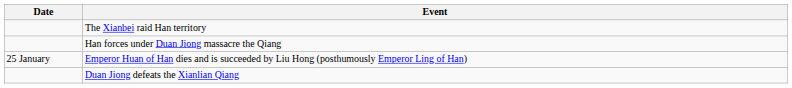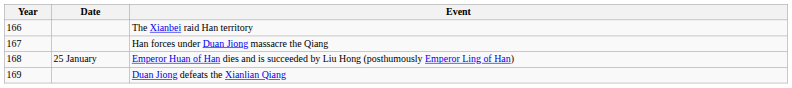+ column: (28, 12)
